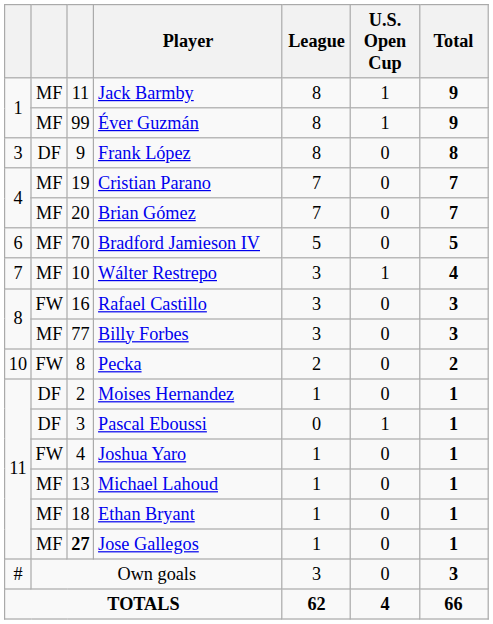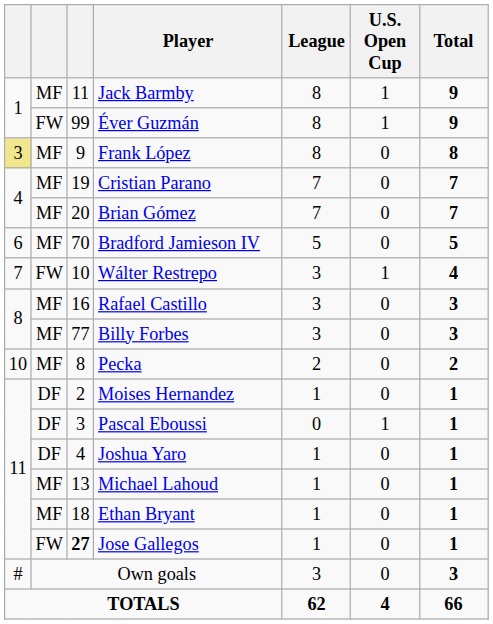(49, 123) MF -> (49, 123) FW
(18, 153) no background -> (18, 153) khaki background
(49, 153) DF -> (49, 153) MF
(49, 273) MF -> (49, 273) FW
(49, 303) FW -> (49, 303) MF
(49, 363) FW -> (49, 363) MF
(49, 453) FW -> (49, 453) DF
(49, 544) MF -> (49, 544) FW
